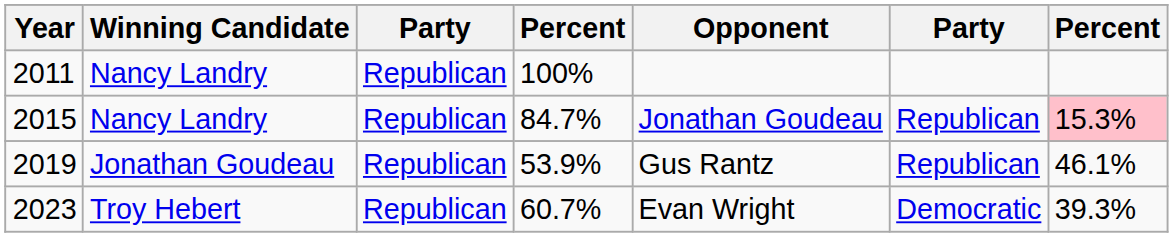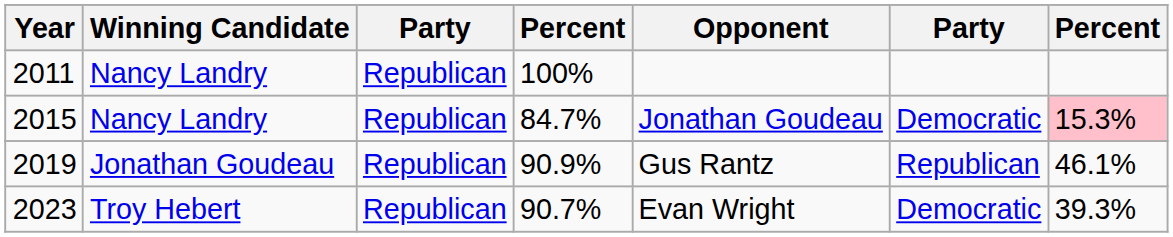(968, 119) Republican -> (969, 119) Democratic
(561, 164) 53.9% -> (561, 164) 90.9%
(561, 210) 60.7% -> (561, 210) 90.7%
